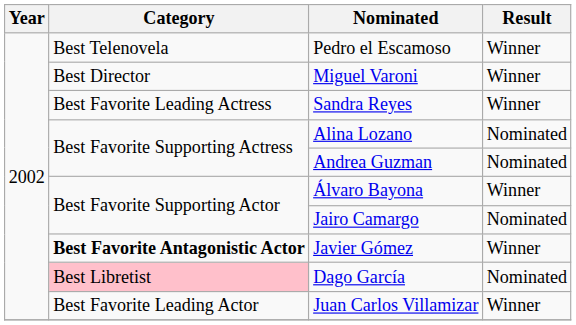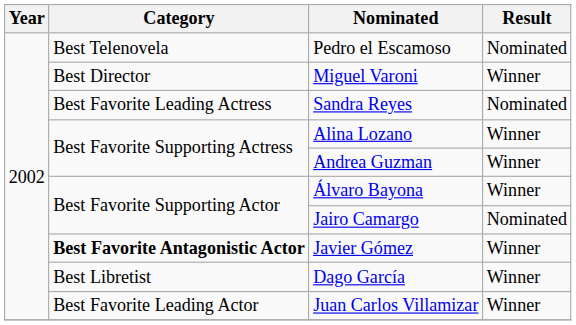(513, 47) Winner -> (527, 47) Nominated
(513, 104) Winner -> (527, 104) Nominated
(527, 133) Nominated -> (513, 133) Winner
(527, 162) Nominated -> (513, 162) Winner
(102, 276) pink background -> (102, 276) no background
(527, 276) Nominated -> (513, 276) Winner
